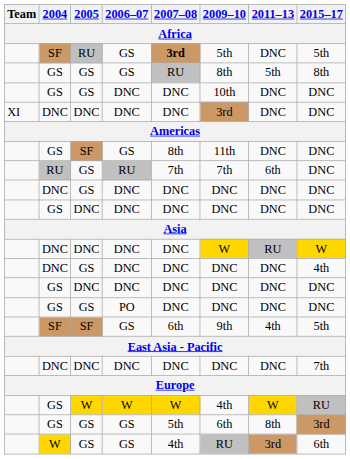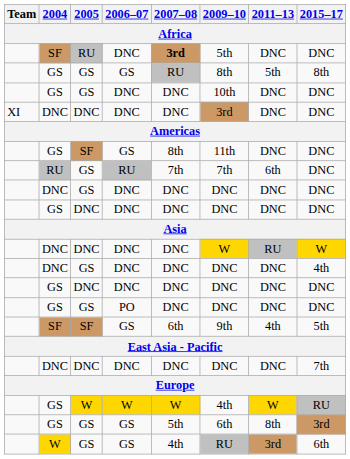(127, 53) GS -> (127, 53) DNC
(321, 53) 5th -> (321, 53) DNC
